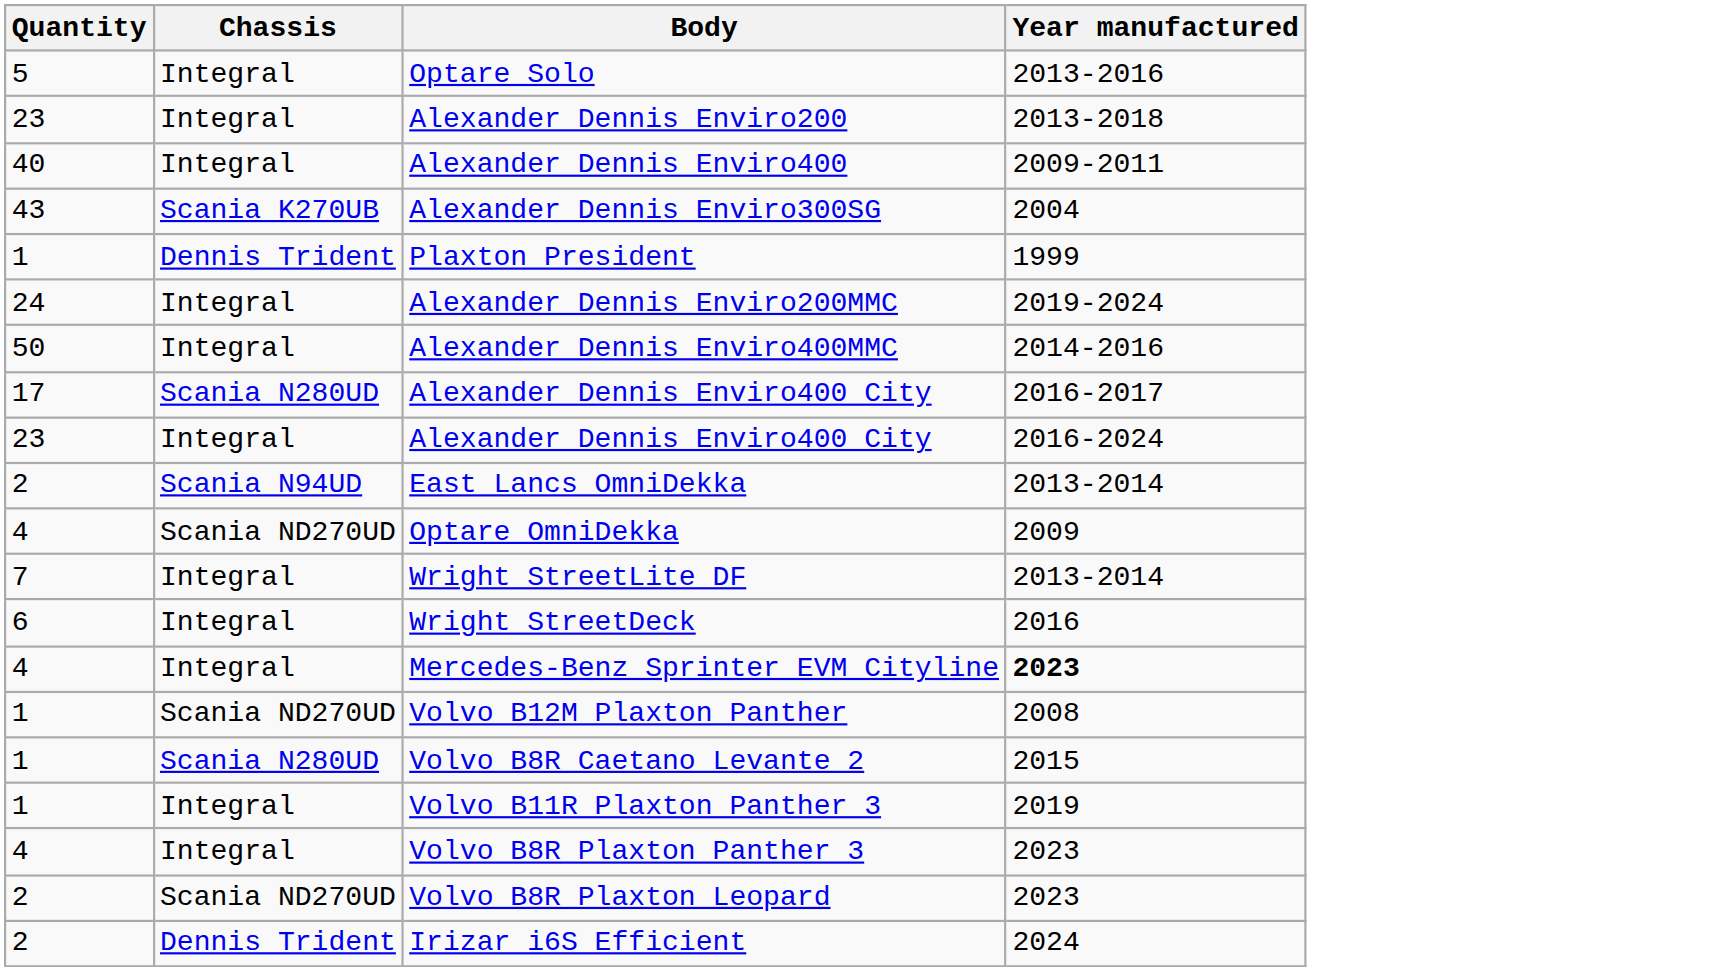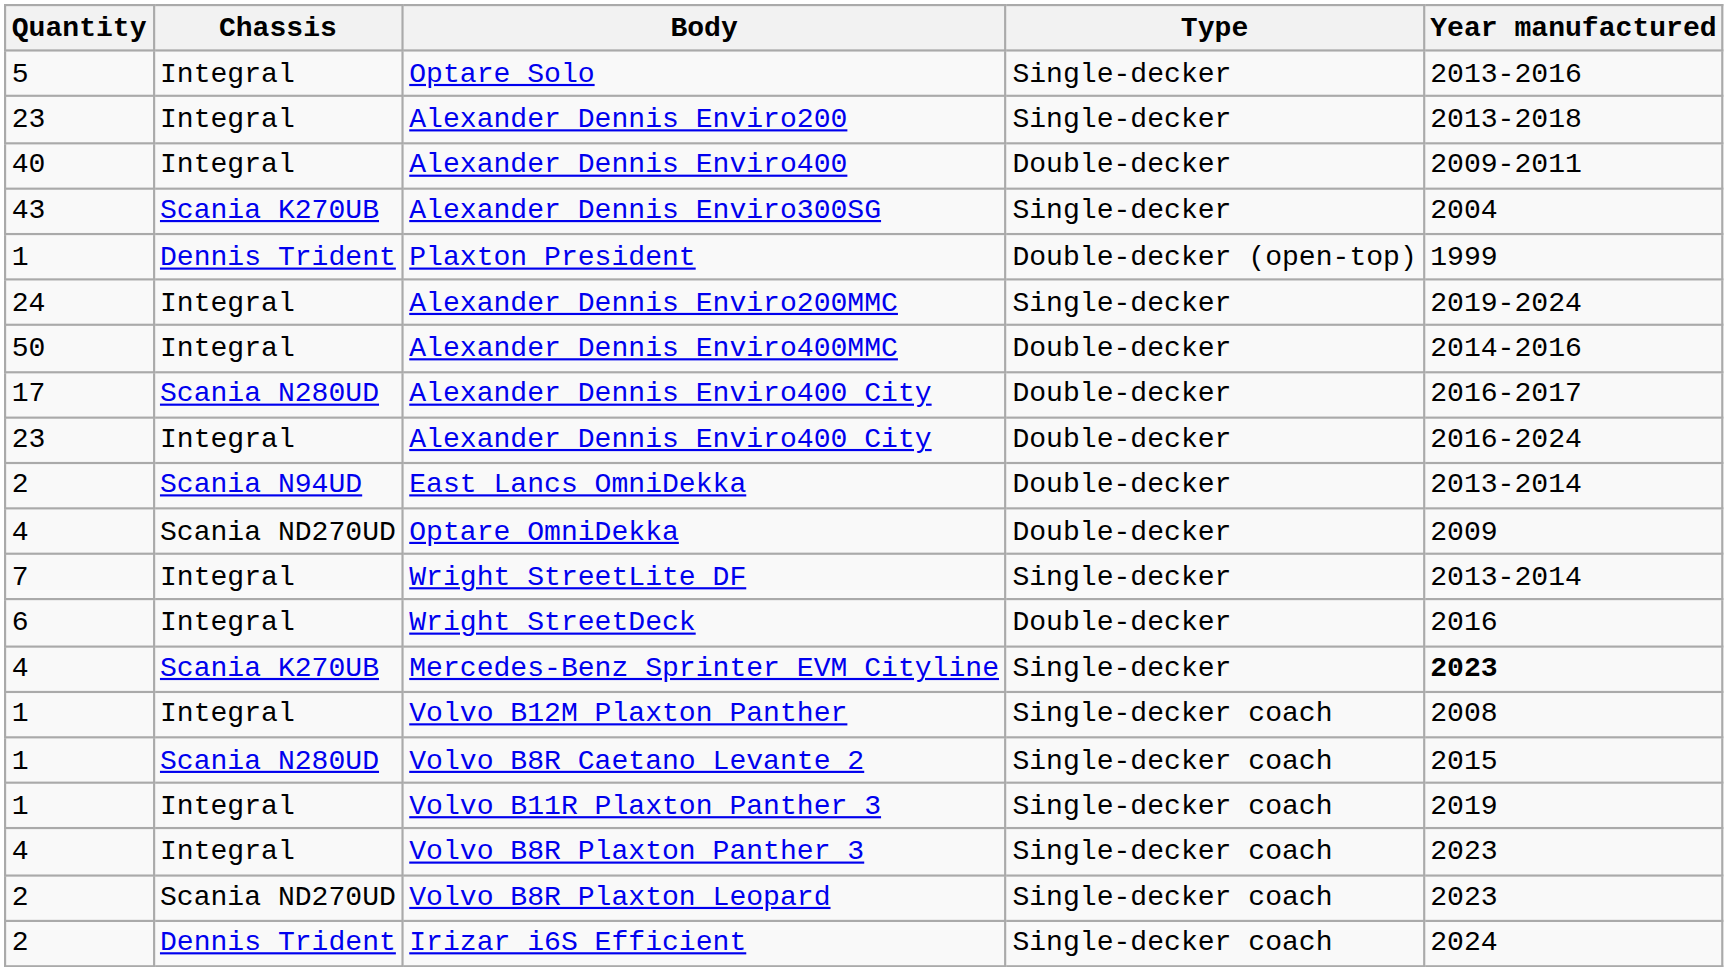+ column: (1215, 28)
(227, 669) Integral -> (269, 669) Scania K270UB
(278, 714) Scania ND270UD -> (227, 714) Integral
